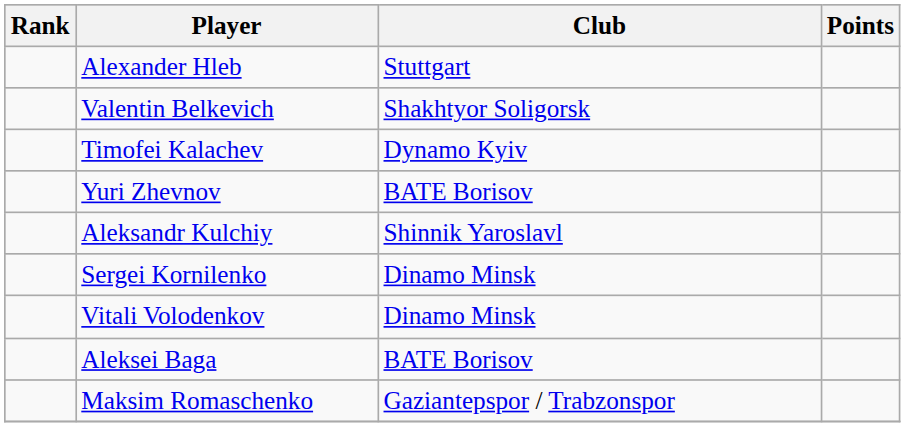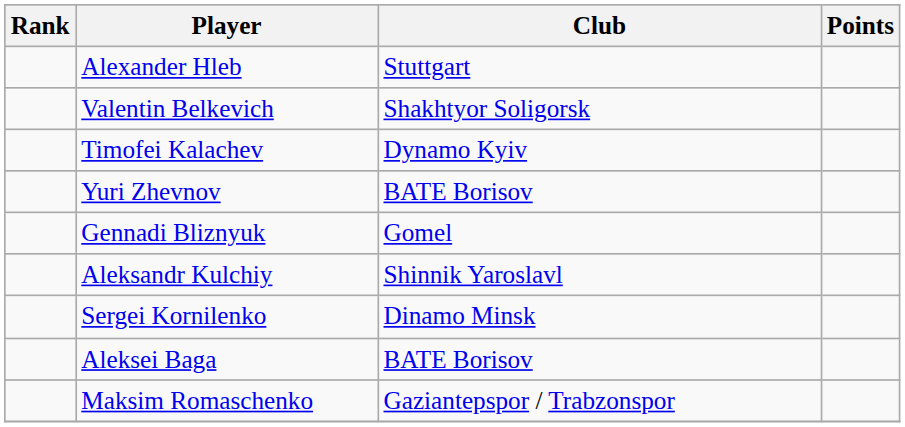+ row: (173, 233)
- row: (173, 316)
